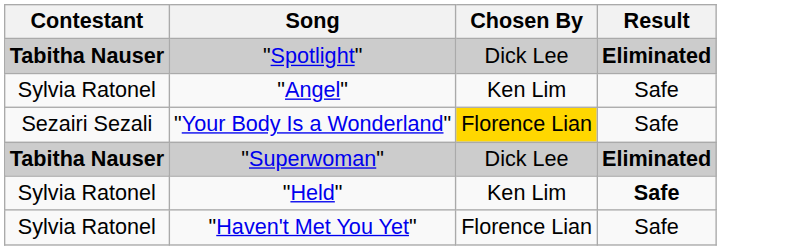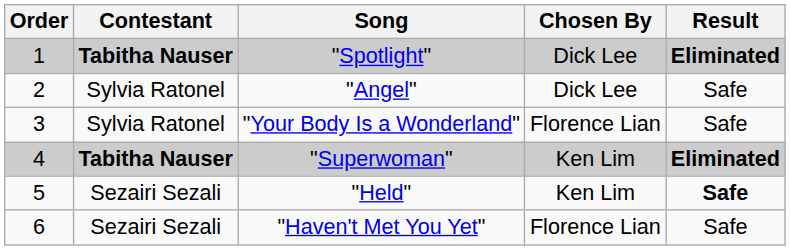+ column: (39, 21)
(527, 90) Ken Lim -> (595, 90) Dick Lee
(87, 124) Sezairi Sezali -> (156, 124) Sylvia Ratonel
(527, 124) gold background -> (595, 124) no background
(527, 158) Dick Lee -> (595, 158) Ken Lim
(87, 192) Sylvia Ratonel -> (156, 192) Sezairi Sezali
(87, 227) Sylvia Ratonel -> (156, 227) Sezairi Sezali
